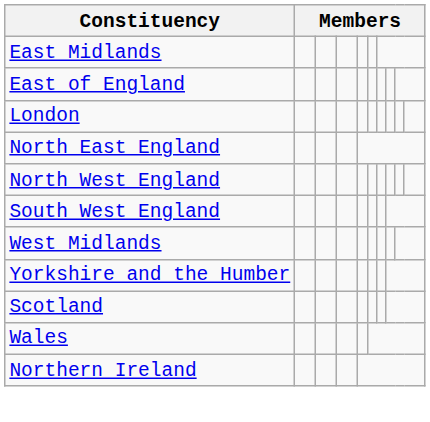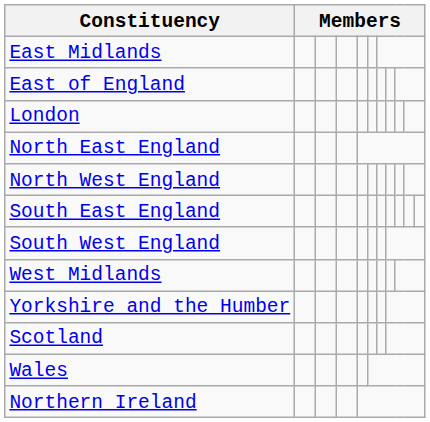+ row: (115, 211)
